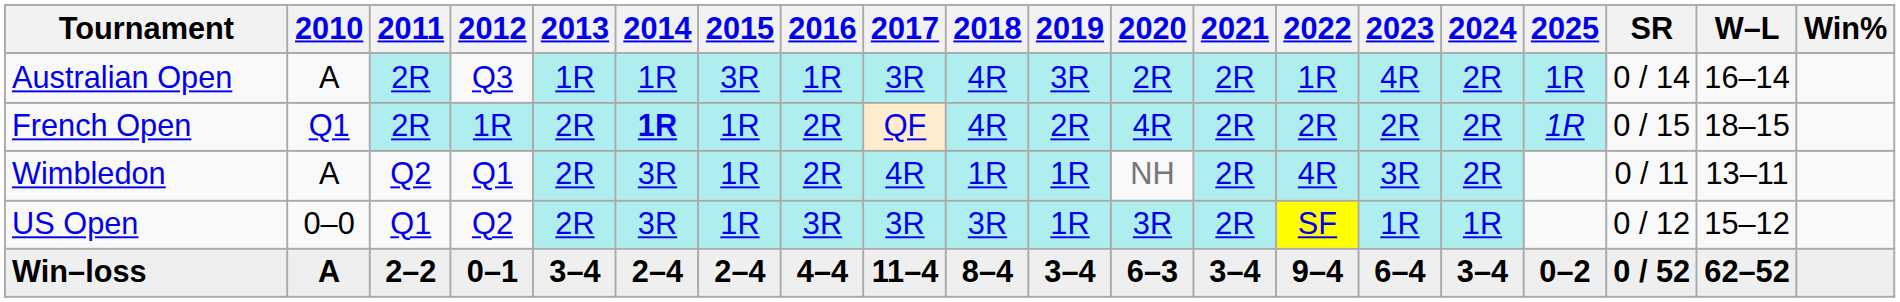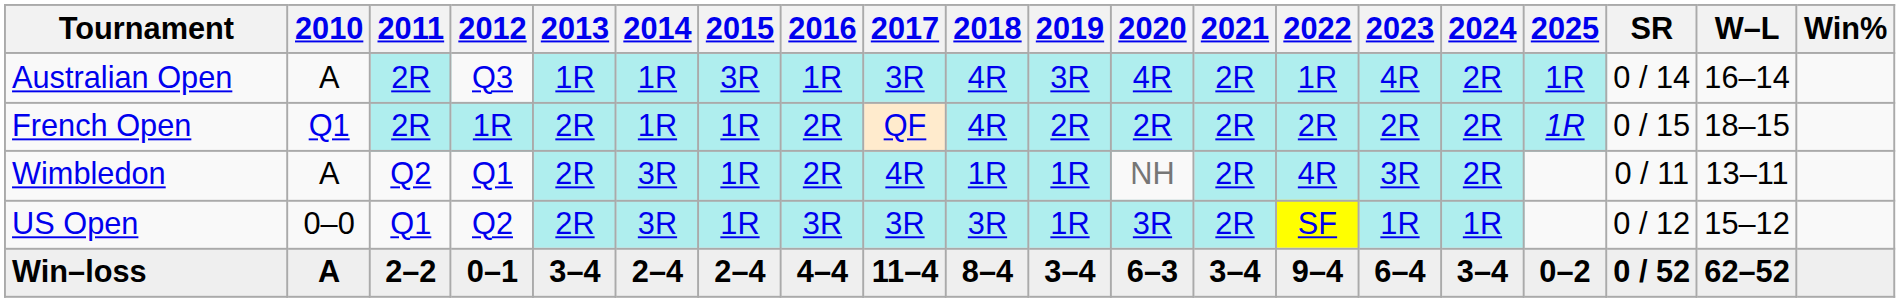(1152, 77) 2R -> (1152, 77) 4R
(657, 126) bold -> (657, 126) normal
(1152, 126) 4R -> (1152, 126) 2R
